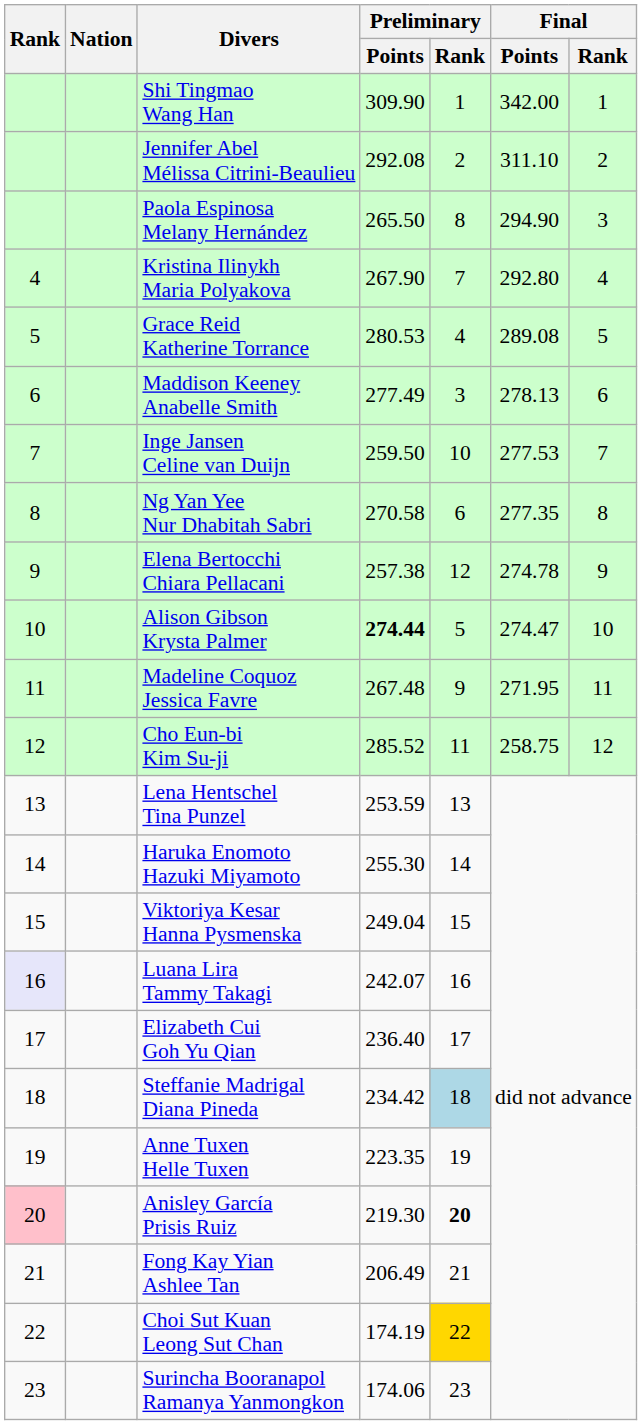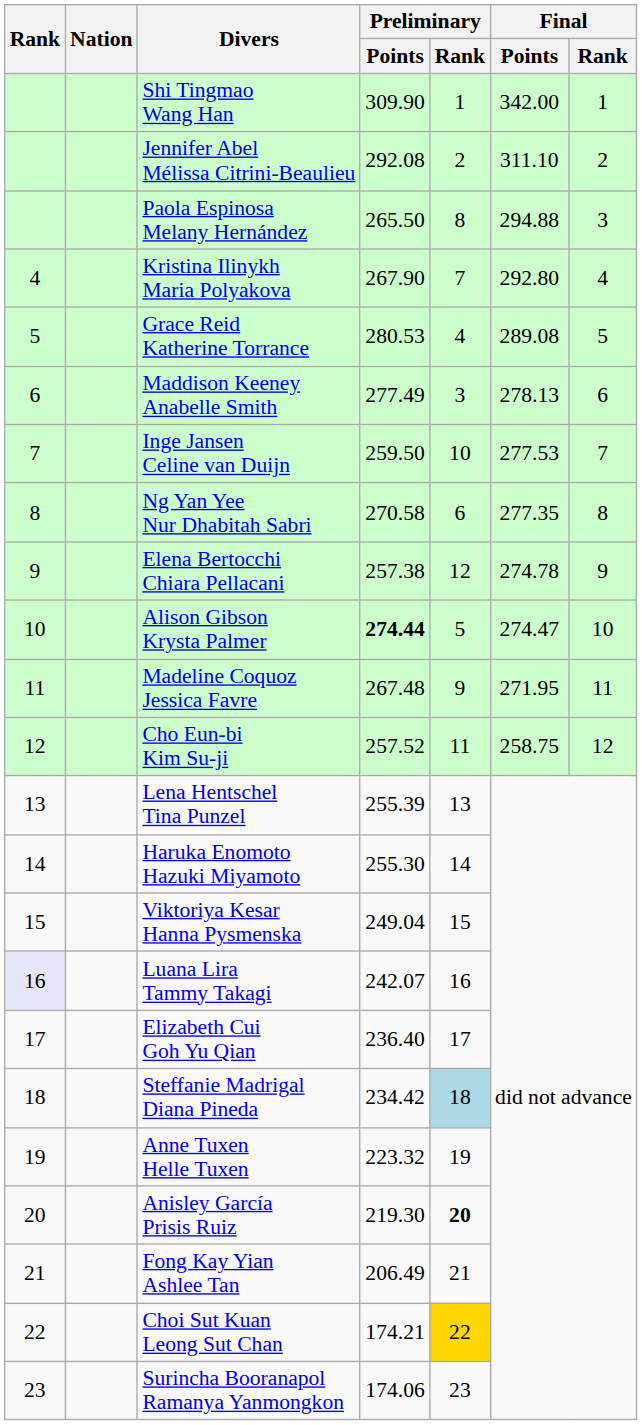(529, 219) 294.90 -> (529, 219) 294.88
(395, 746) 285.52 -> (395, 746) 257.52
(395, 804) 253.59 -> (395, 804) 255.39
(395, 1156) 223.35 -> (395, 1156) 223.32
(35, 1214) pink background -> (35, 1214) no background
(395, 1331) 174.19 -> (395, 1331) 174.21
